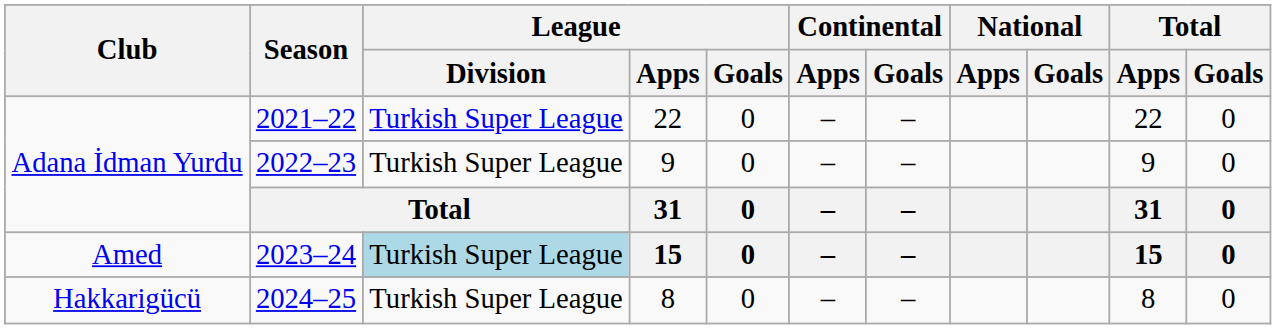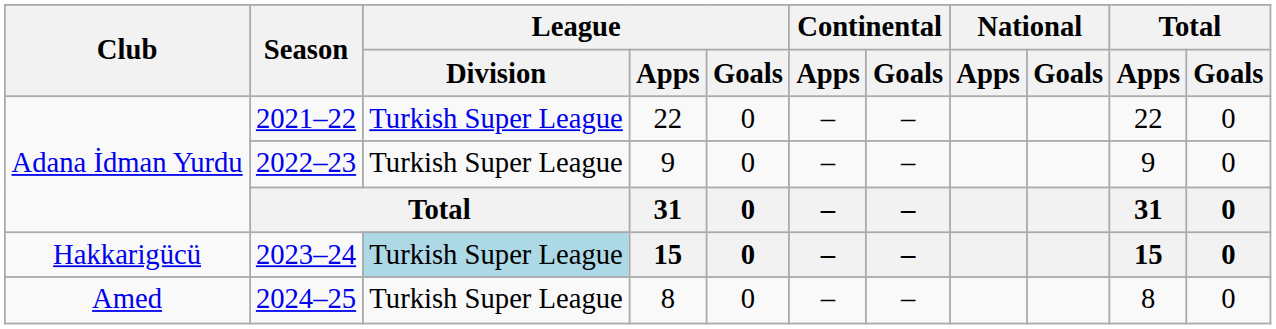(127, 254) Amed -> (127, 254) Hakkarigücü
(127, 299) Hakkarigücü -> (127, 299) Amed
